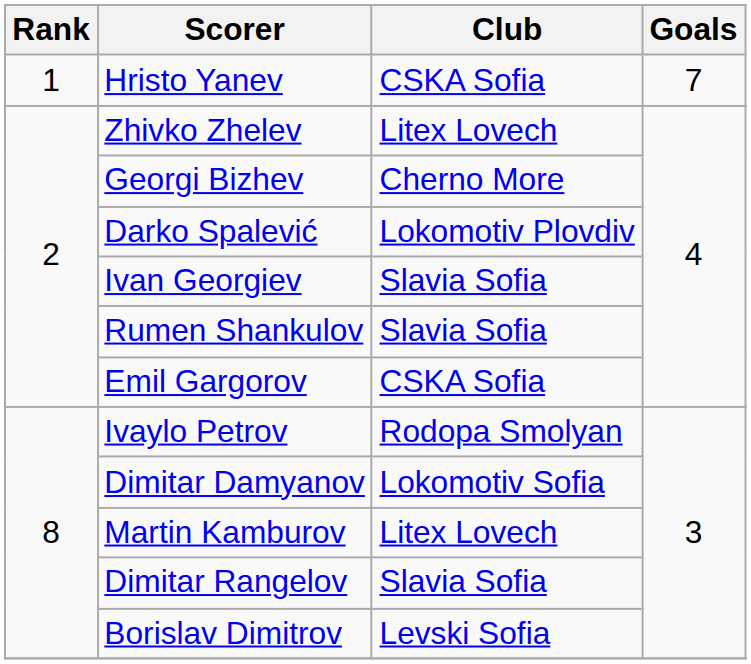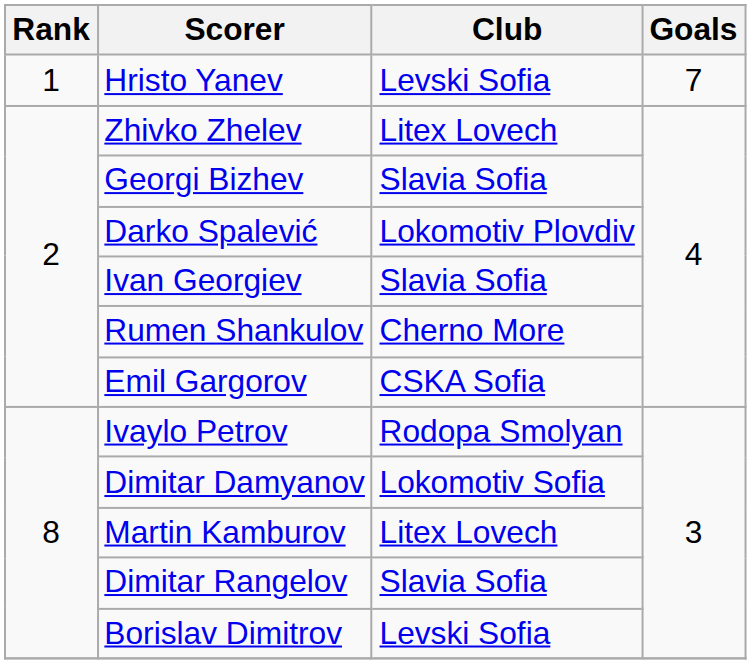(462, 79) CSKA Sofia -> (465, 79) Levski Sofia
(472, 180) Cherno More -> (463, 180) Slavia Sofia
(463, 331) Slavia Sofia -> (472, 331) Cherno More
